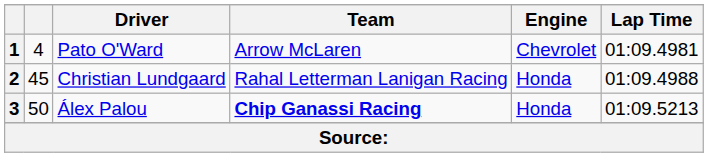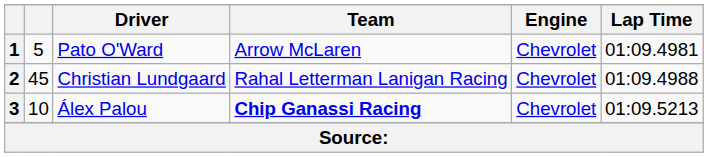(38, 49) 4 -> (38, 49) 5
(544, 79) Honda -> (556, 79) Chevrolet
(38, 108) 50 -> (38, 108) 10
(544, 108) Honda -> (556, 108) Chevrolet
